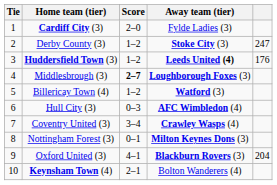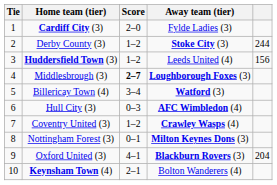(262, 43) 247 -> (262, 43) 244
(200, 59) bold -> (200, 59) normal
(262, 59) 176 -> (262, 59) 156
(133, 91) 1–2 -> (133, 91) 3–4
(133, 123) 3–4 -> (133, 123) 1–2
